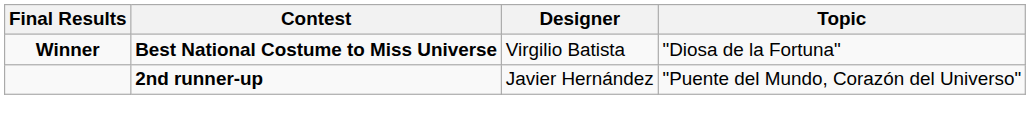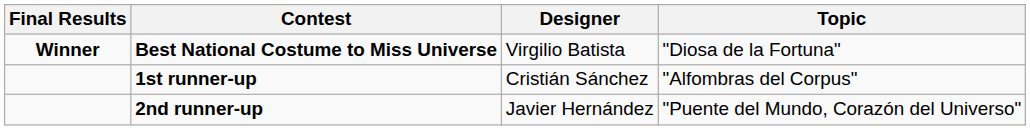+ row: (196, 79)
